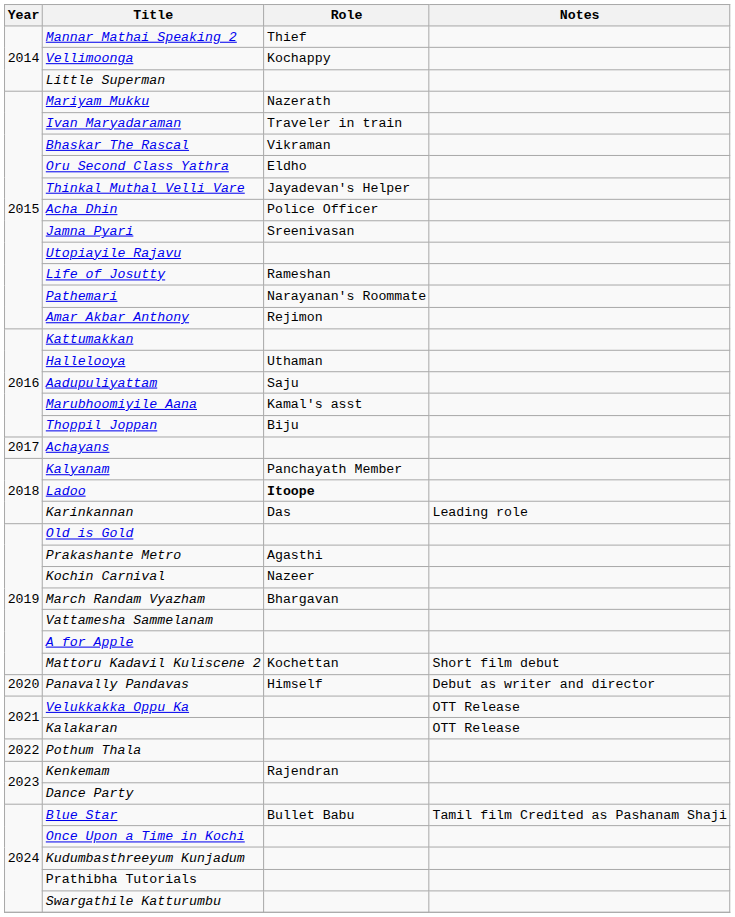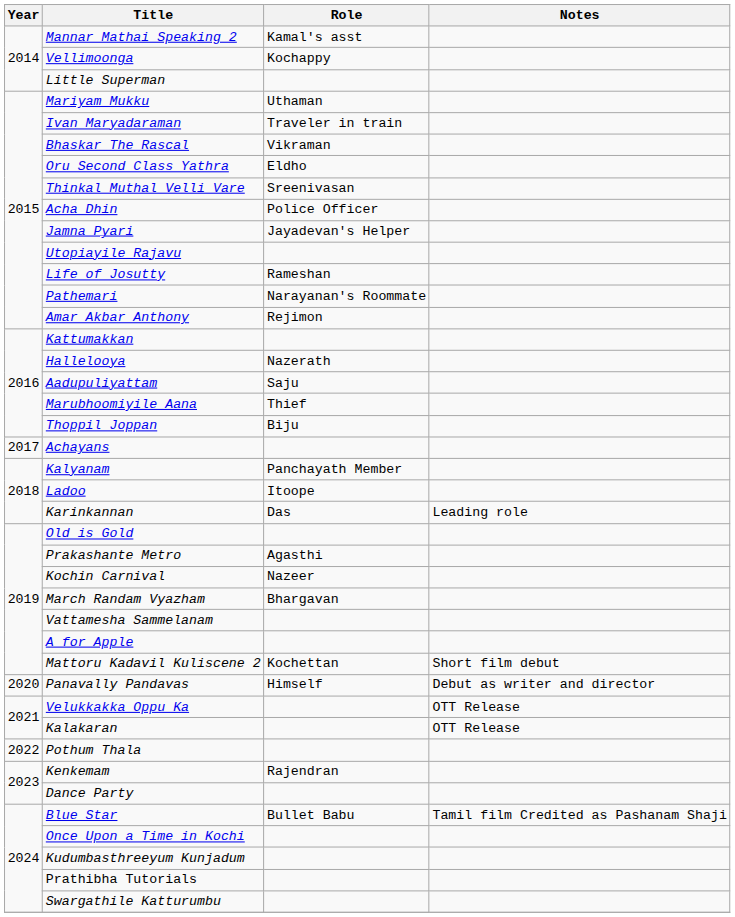(287, 37) Thief -> (315, 37) Kamal's asst
(299, 102) Nazerath -> (295, 102) Uthaman
(339, 188) Jayadevan's Helper -> (311, 188) Sreenivasan
(311, 231) Sreenivasan -> (339, 231) Jayadevan's Helper
(295, 361) Uthaman -> (299, 361) Nazerath
(315, 404) Kamal's asst -> (287, 404) Thief
(291, 491) bold -> (291, 491) normal
